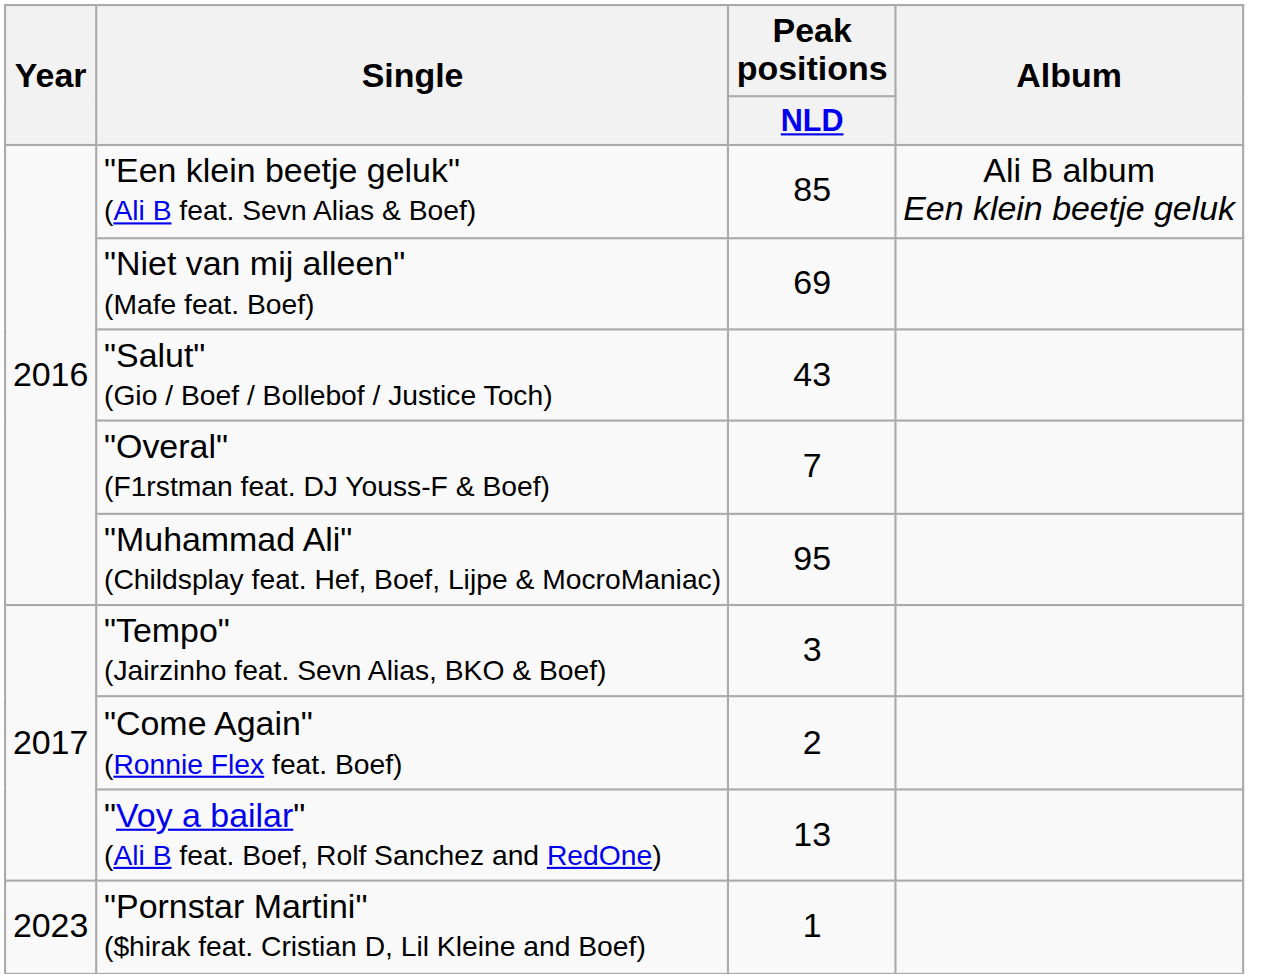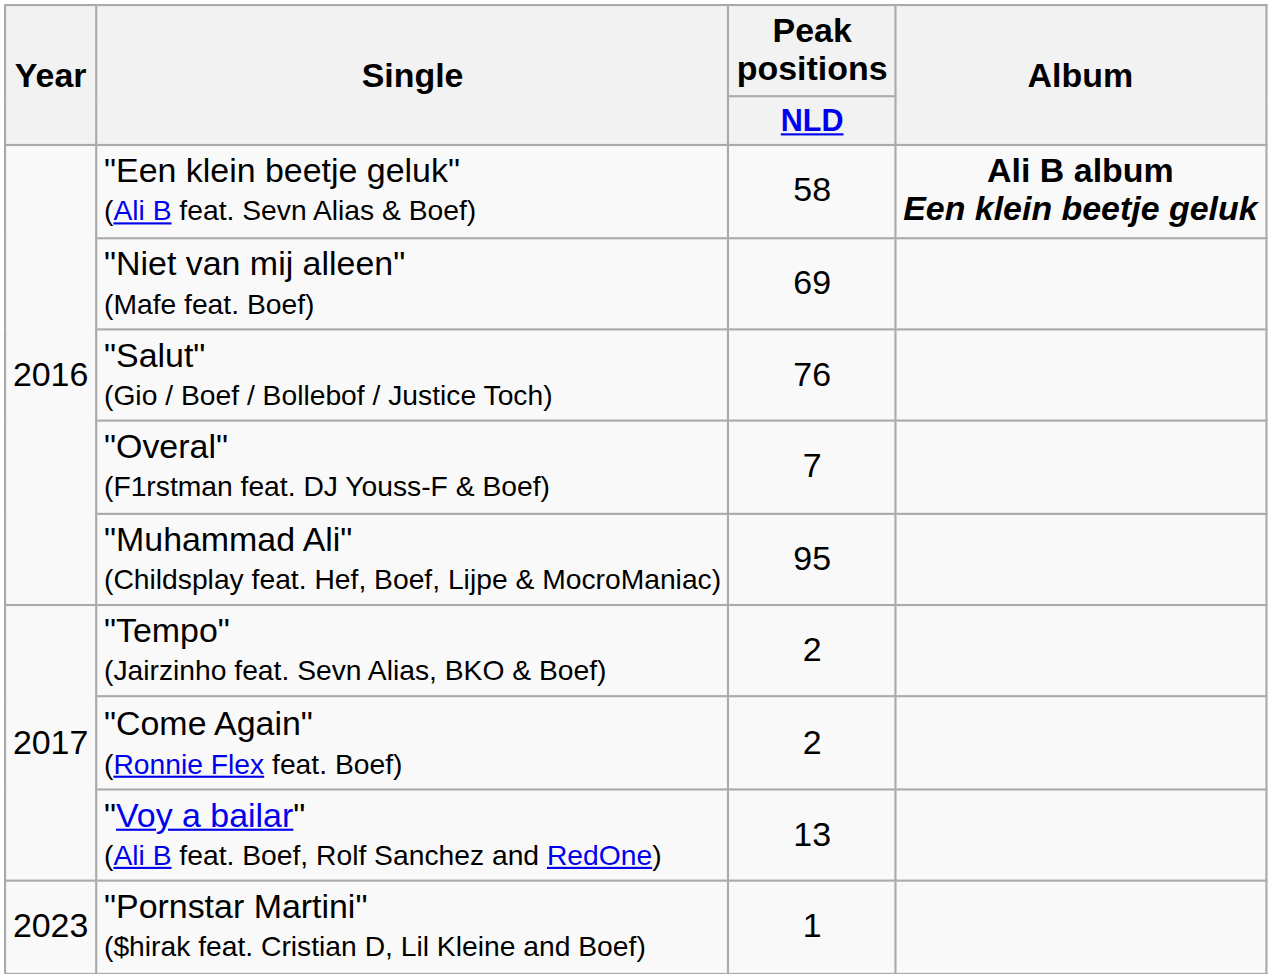(812, 190) 85 -> (812, 190) 58
(1069, 190) normal -> (1080, 190) bold
(812, 374) 43 -> (812, 374) 76
(812, 650) 3 -> (812, 650) 2
